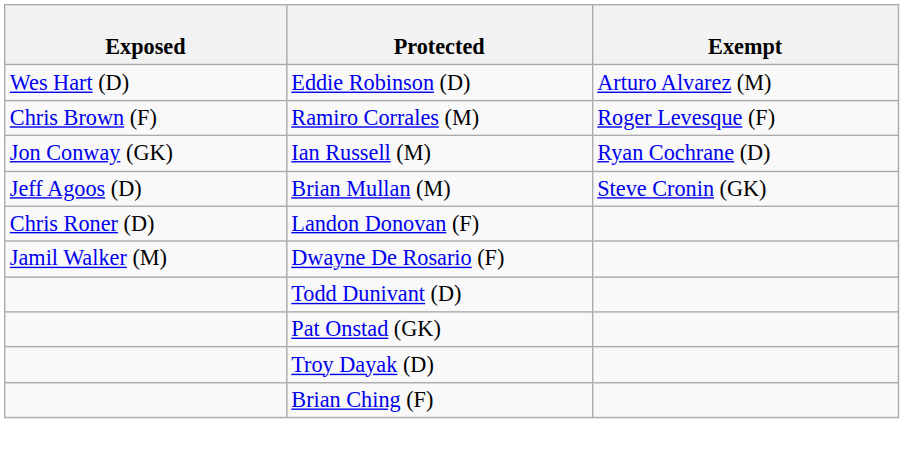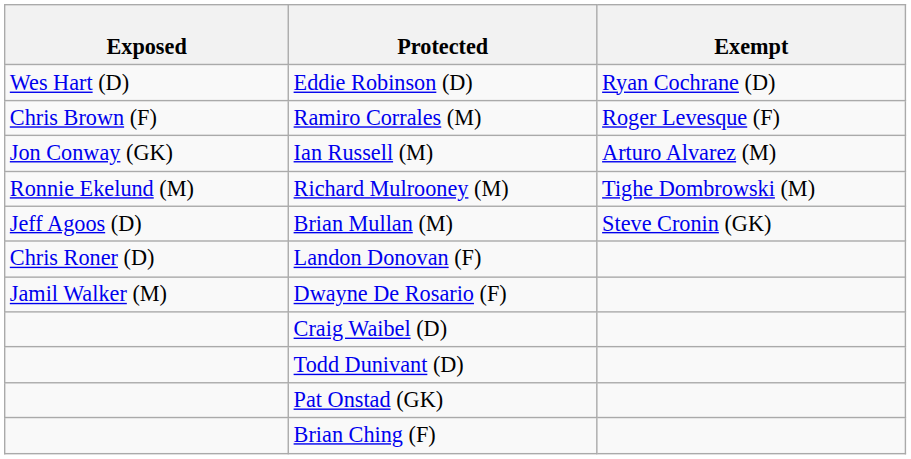(684, 82) Arturo Alvarez (M) -> (689, 82) Ryan Cochrane (D)
(684, 152) Ryan Cochrane (D) -> (689, 152) Arturo Alvarez (M)
+ row: (401, 188)
+ row: (370, 329)
- row: (363, 364)
